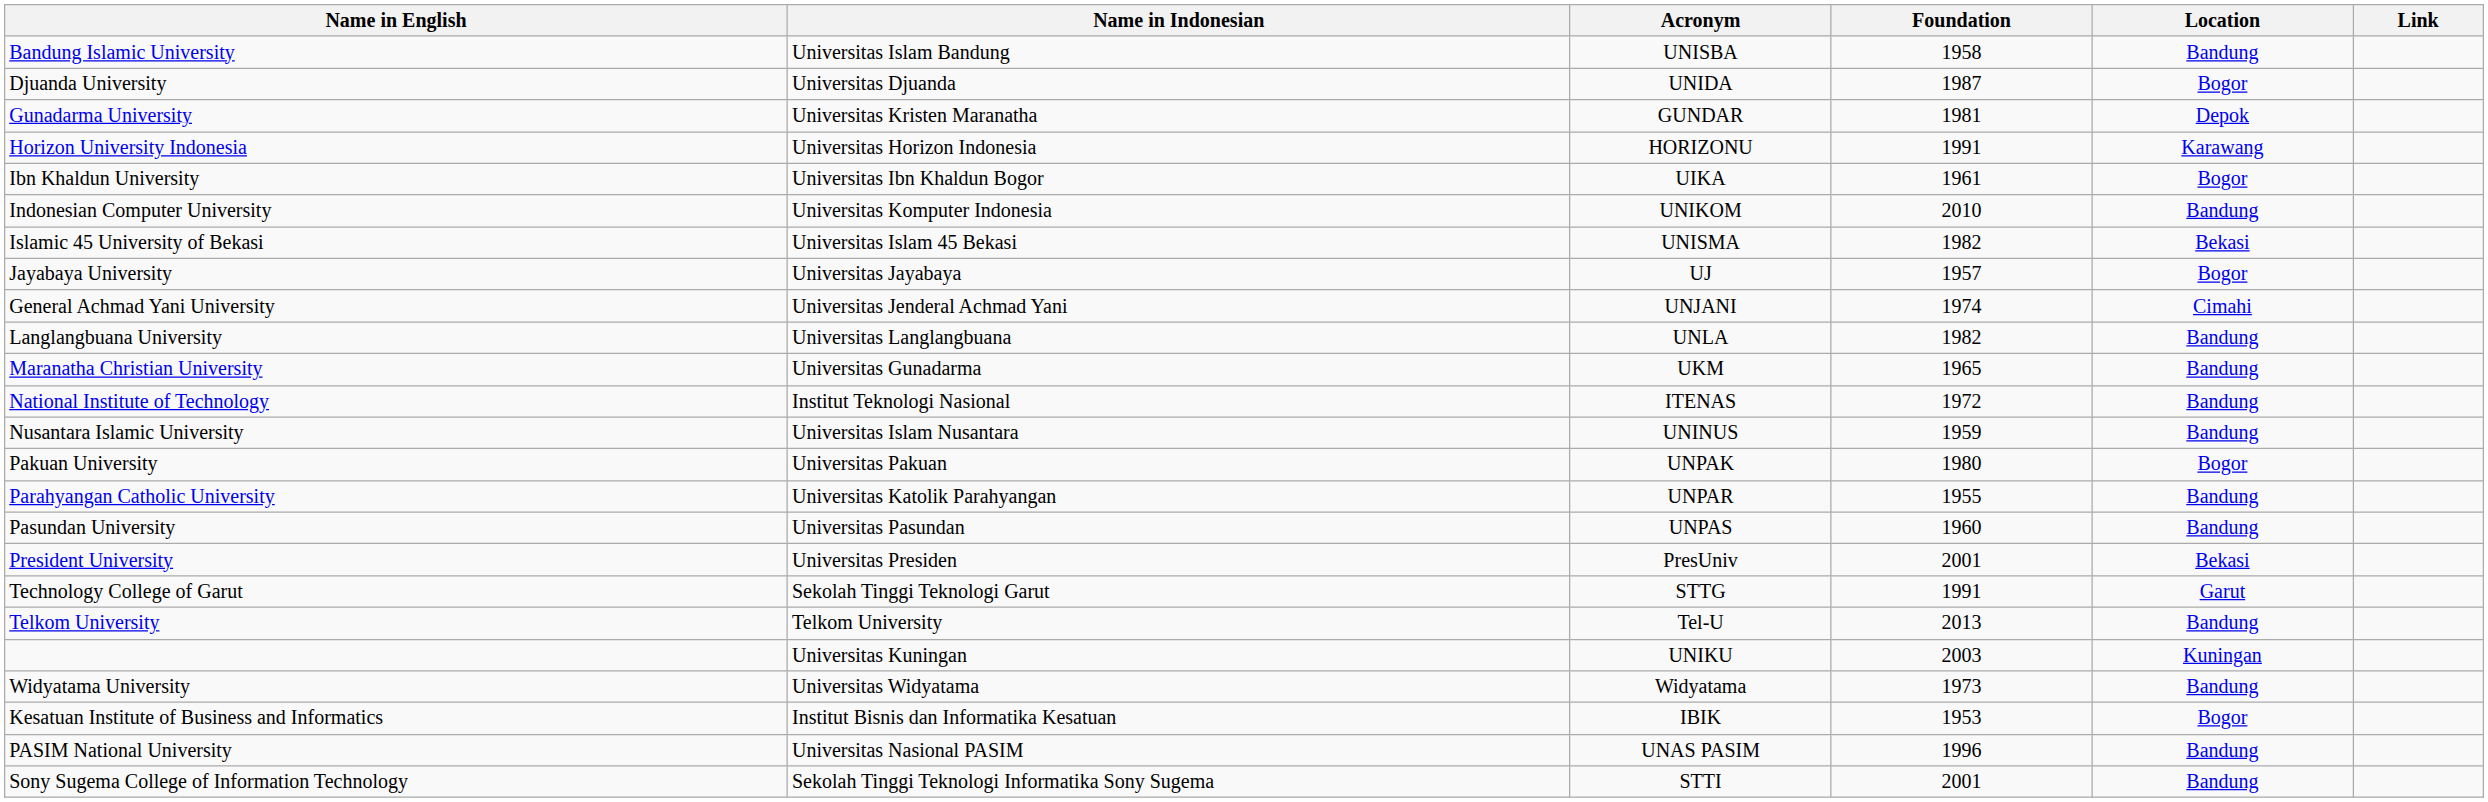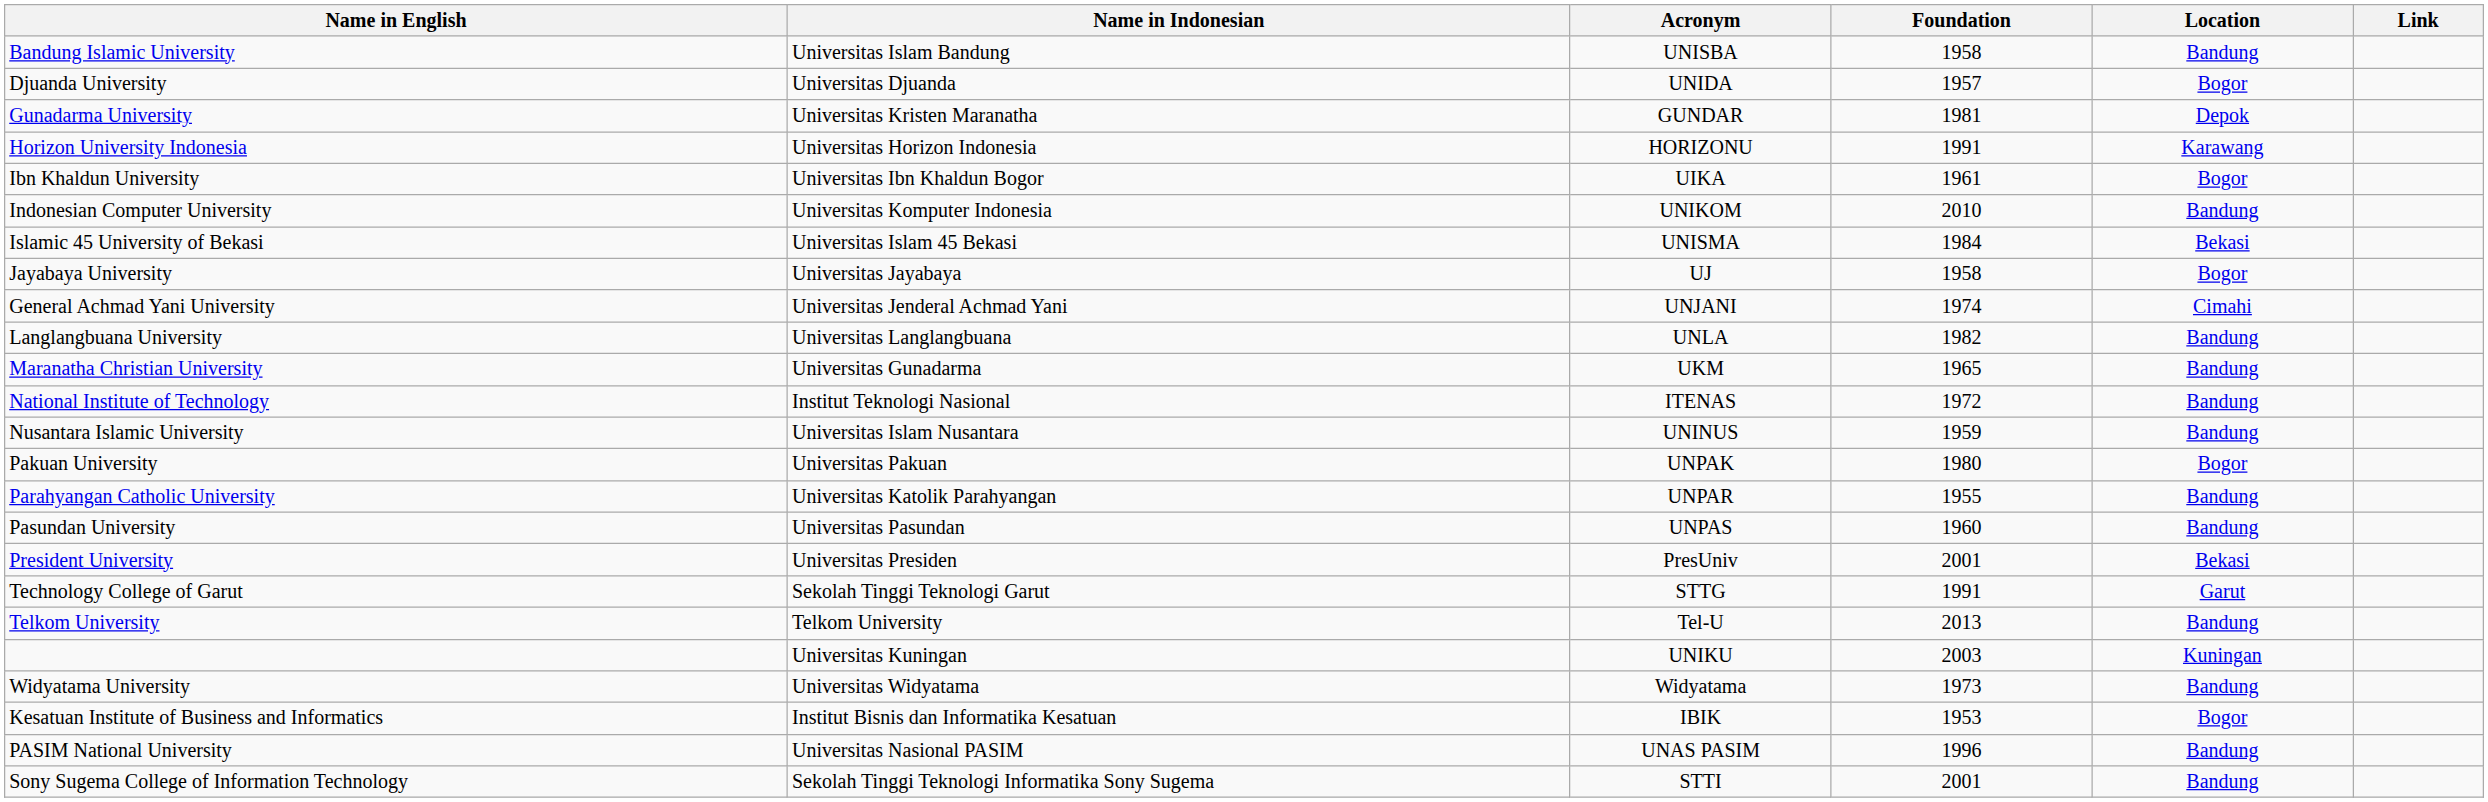(1962, 83) 1987 -> (1962, 83) 1957
(1962, 242) 1982 -> (1962, 242) 1984
(1962, 274) 1957 -> (1962, 274) 1958
